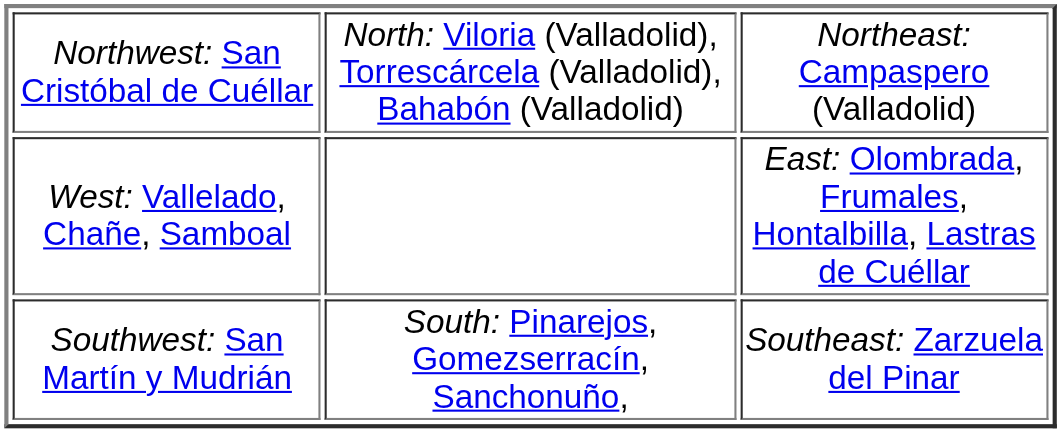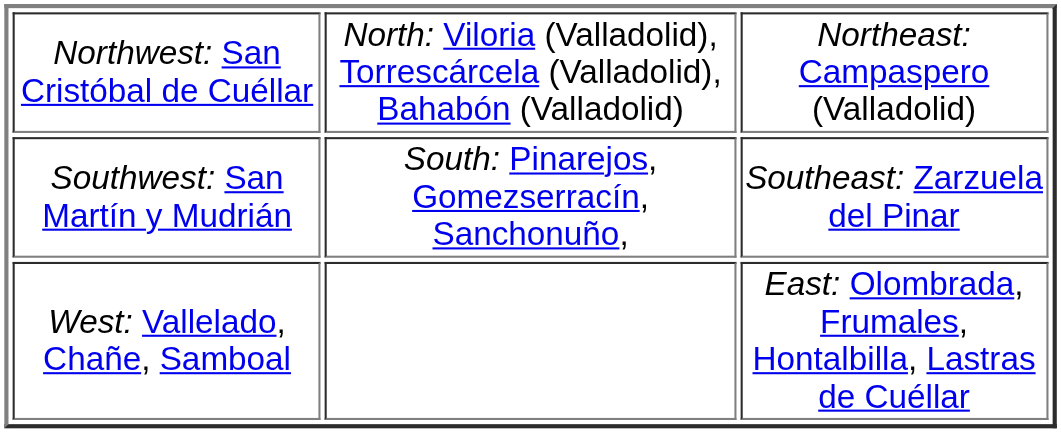rows swapped: (167, 215) <-> (167, 359)
